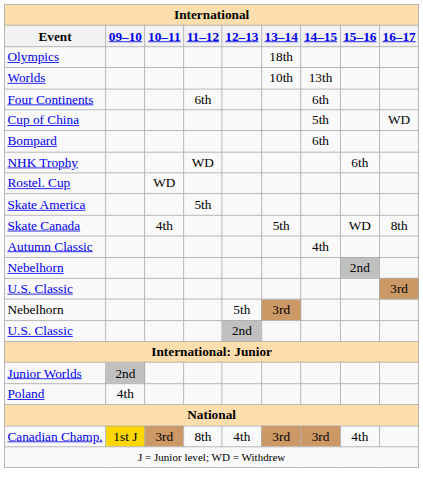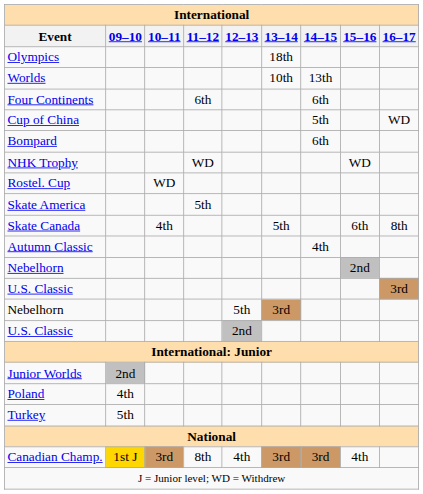(360, 162) 6th -> (360, 162) WD
(360, 225) WD -> (360, 225) 6th
+ row: (26, 415)
